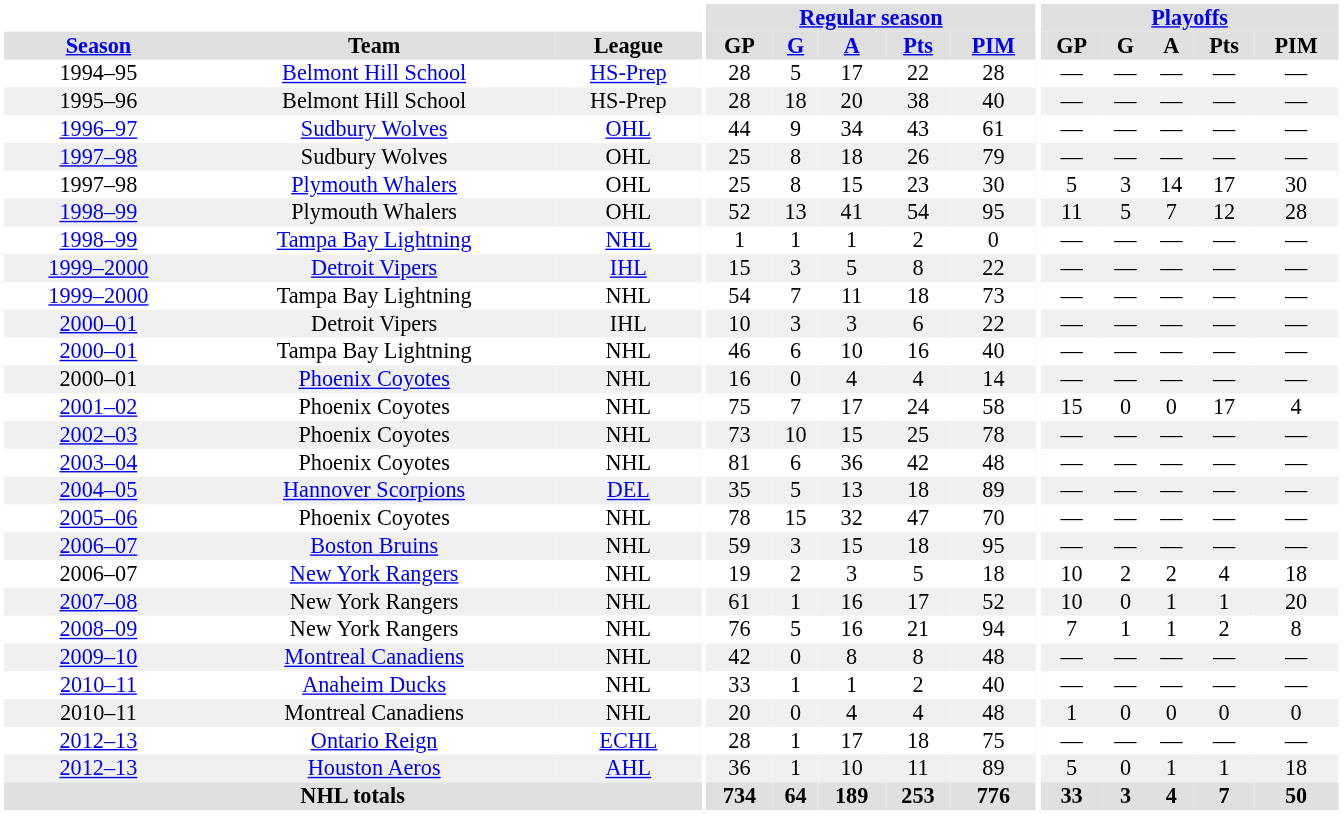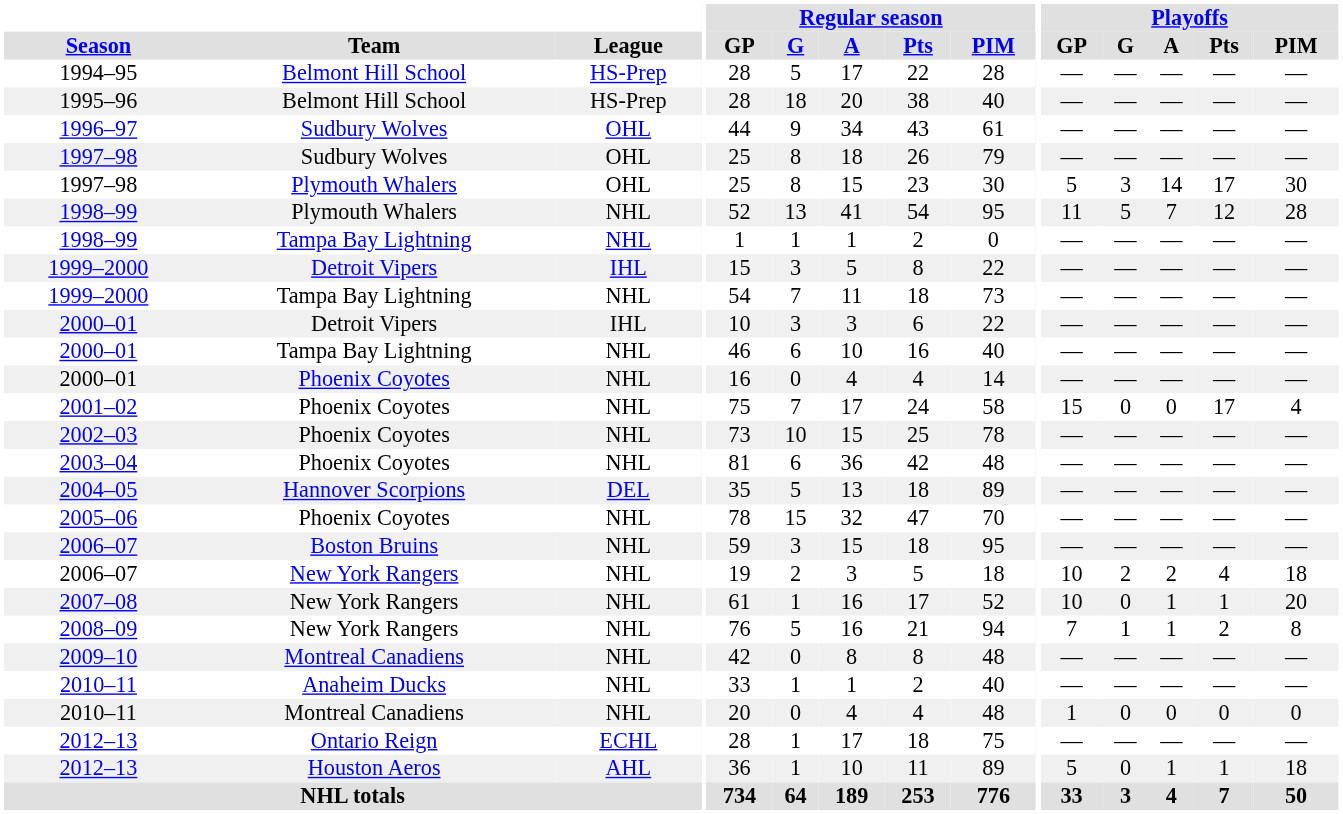(628, 212) OHL -> (628, 212) NHL
